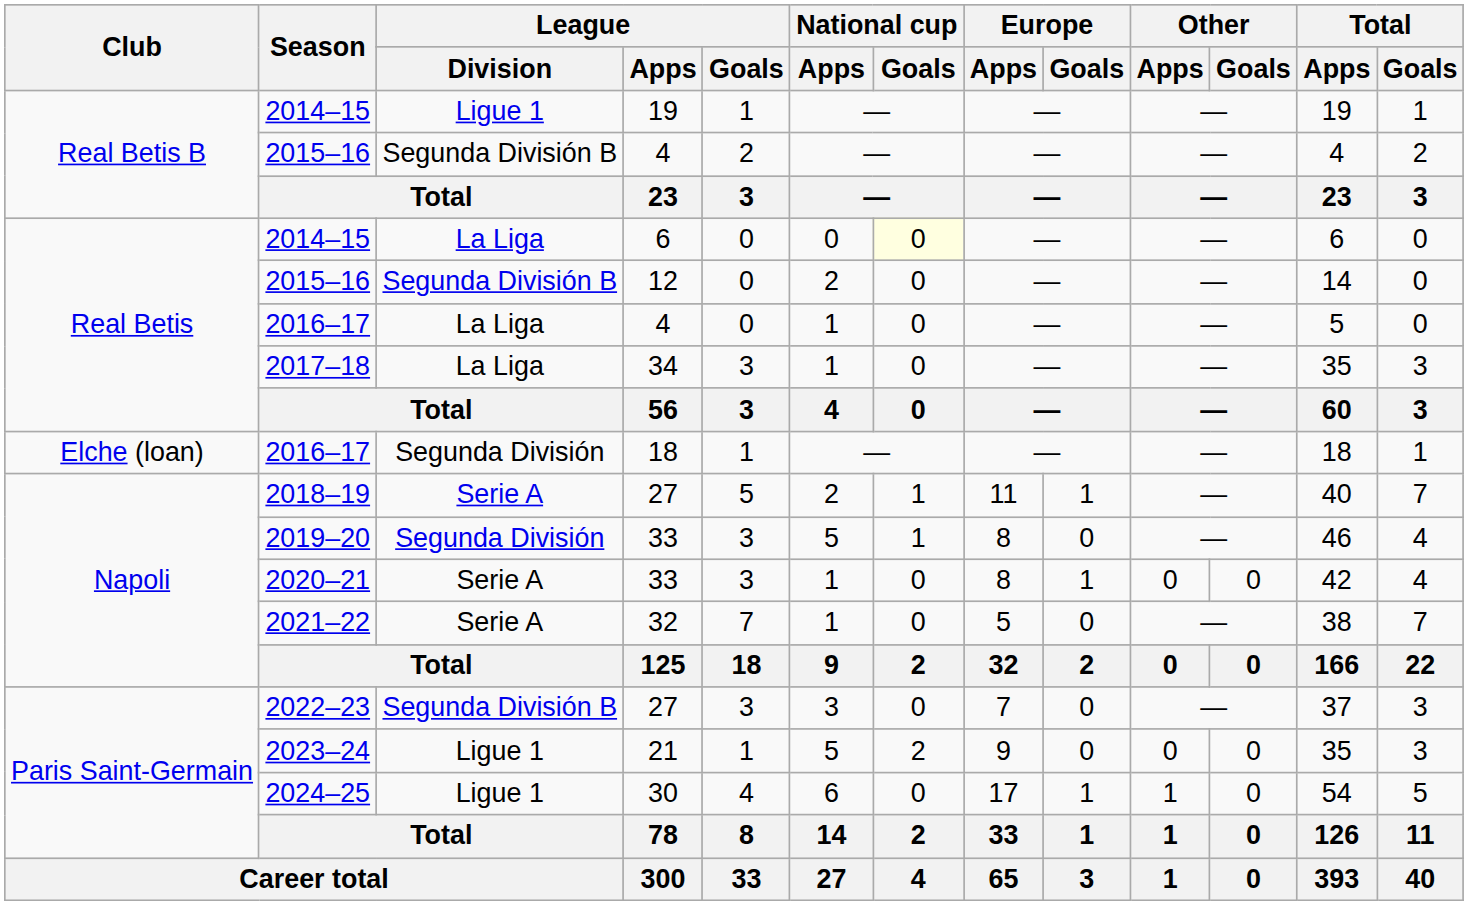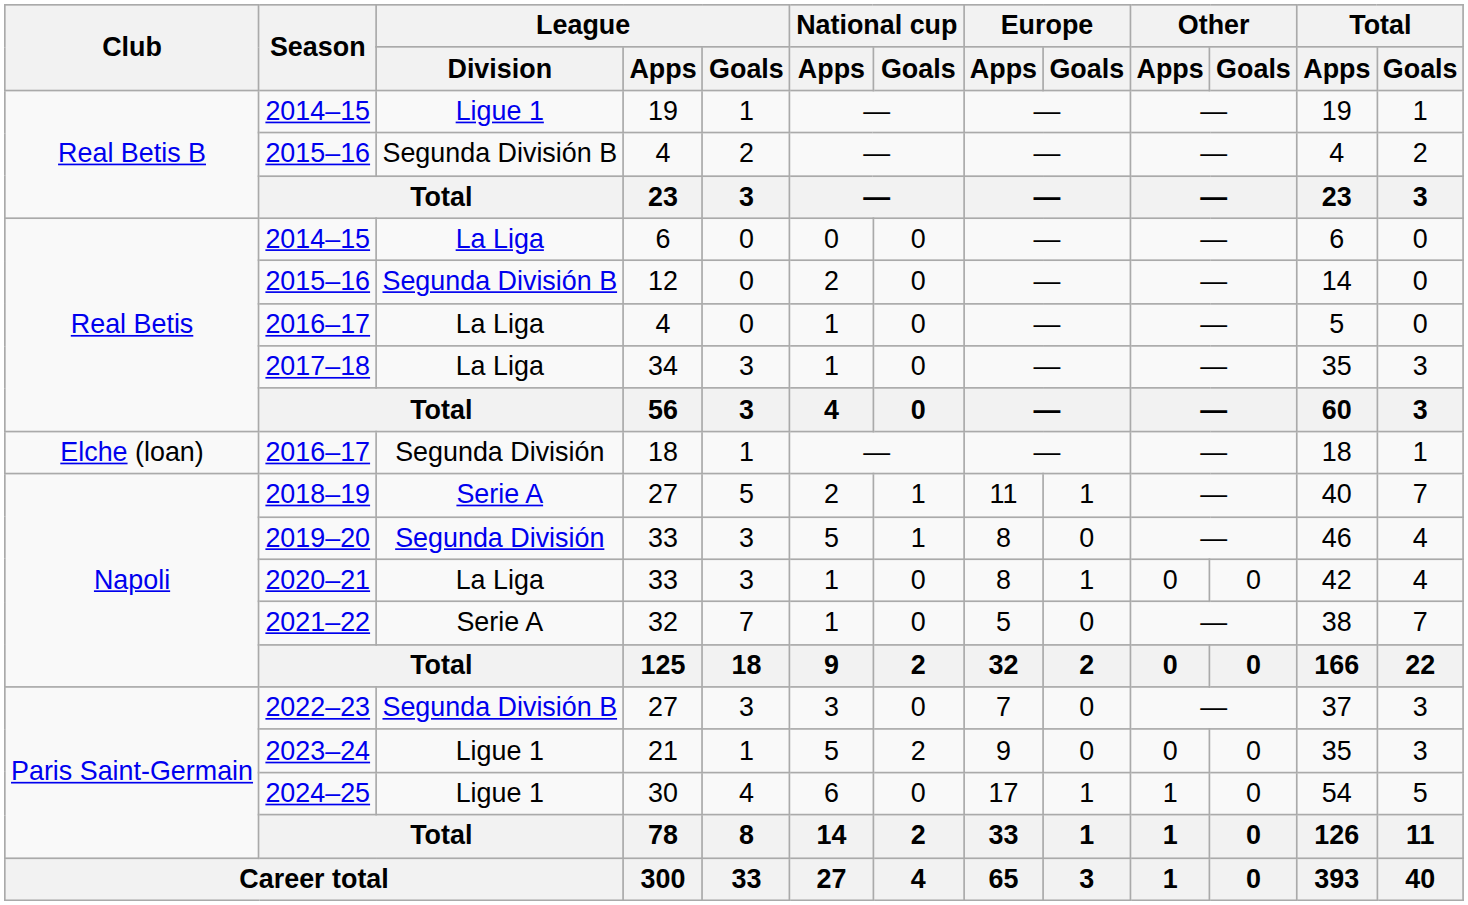(918, 238) lightyellow background -> (918, 238) no background
(500, 580) Serie A -> (500, 580) La Liga
